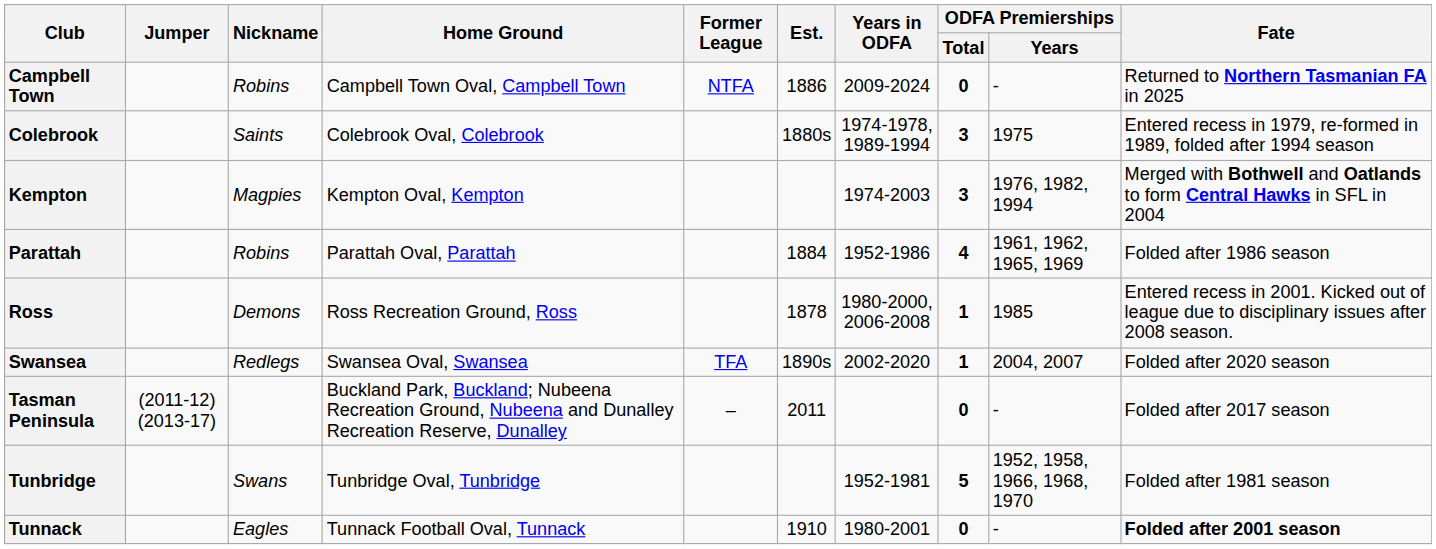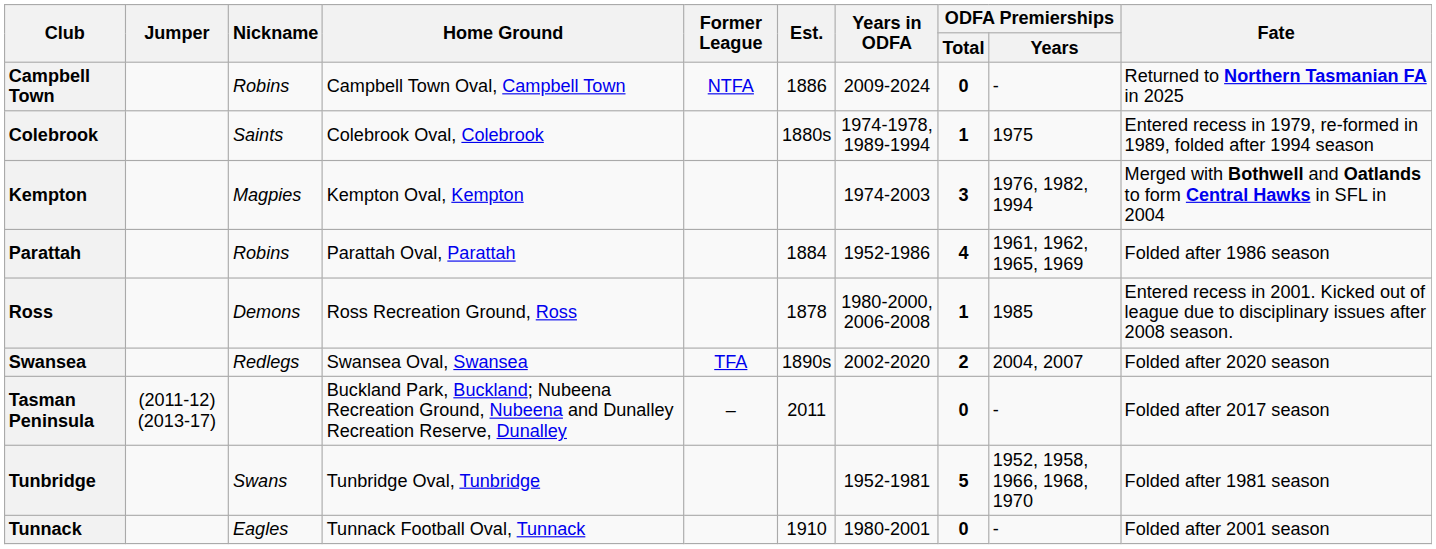(963, 135) 3 -> (963, 135) 1
(963, 361) 1 -> (963, 361) 2
(1233, 529) bold -> (1227, 529) normal
